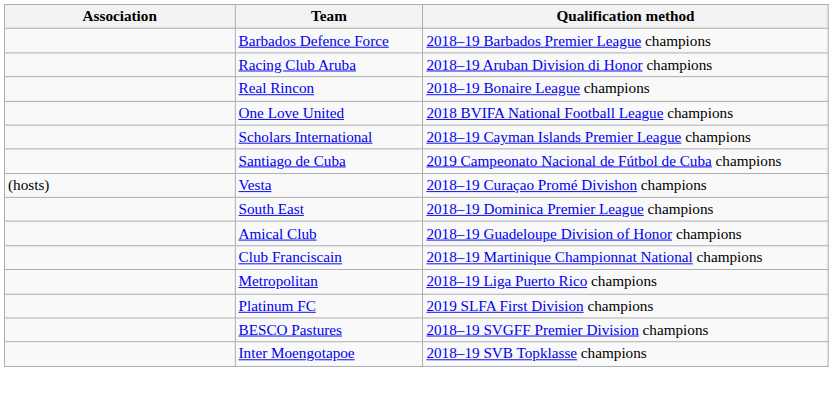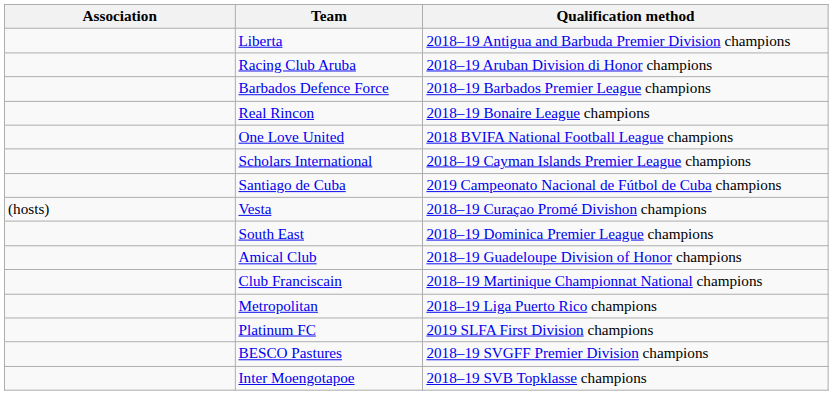+ row: (260, 40)
rows swapped: (297, 64) <-> (314, 40)
